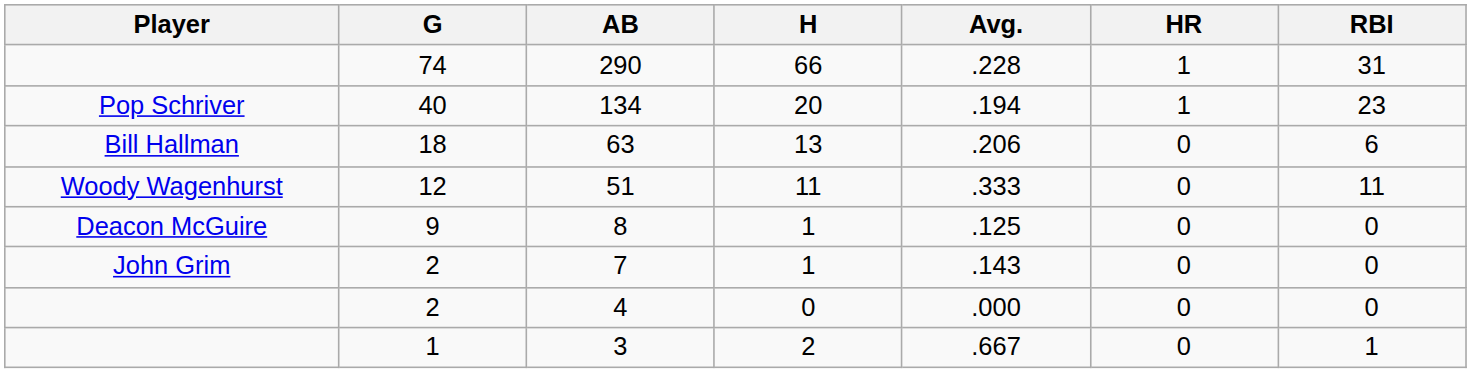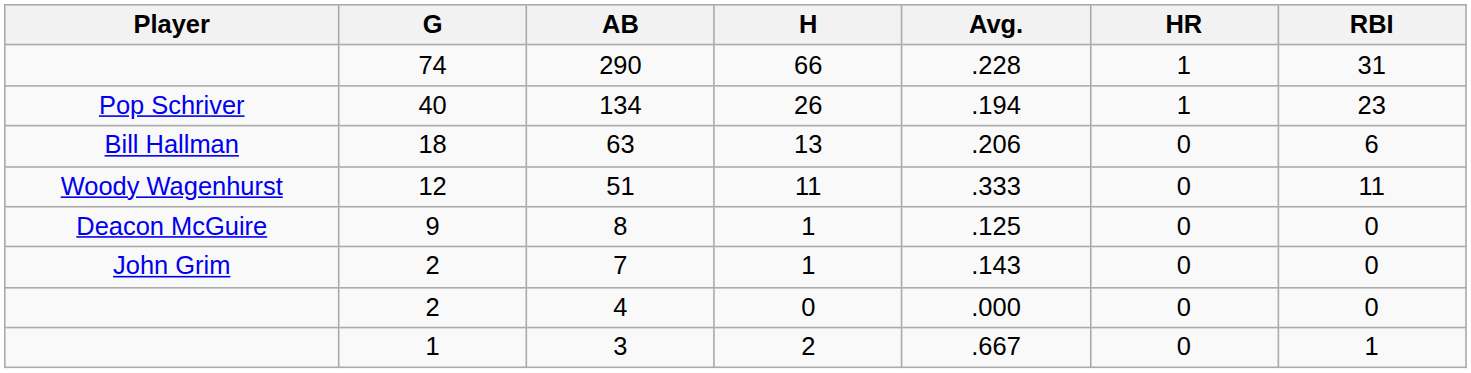(808, 105) 20 -> (808, 105) 26
